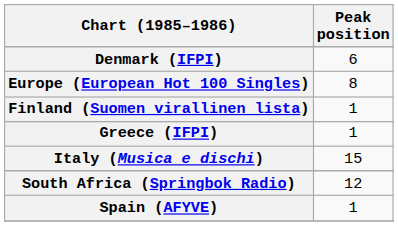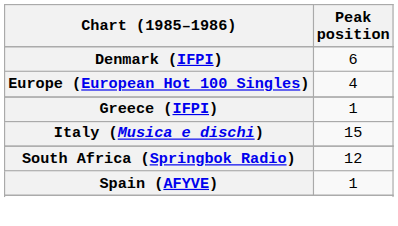(353, 84) 8 -> (353, 84) 4
- row: (159, 109)
